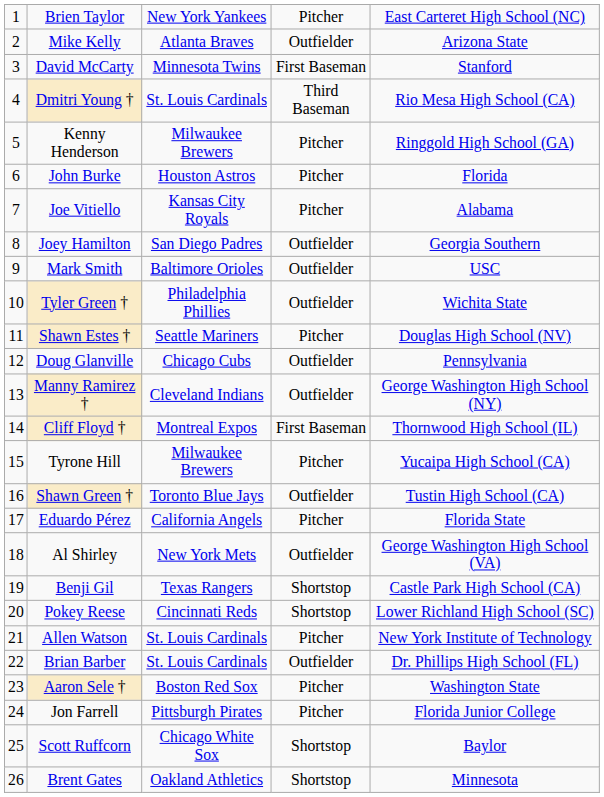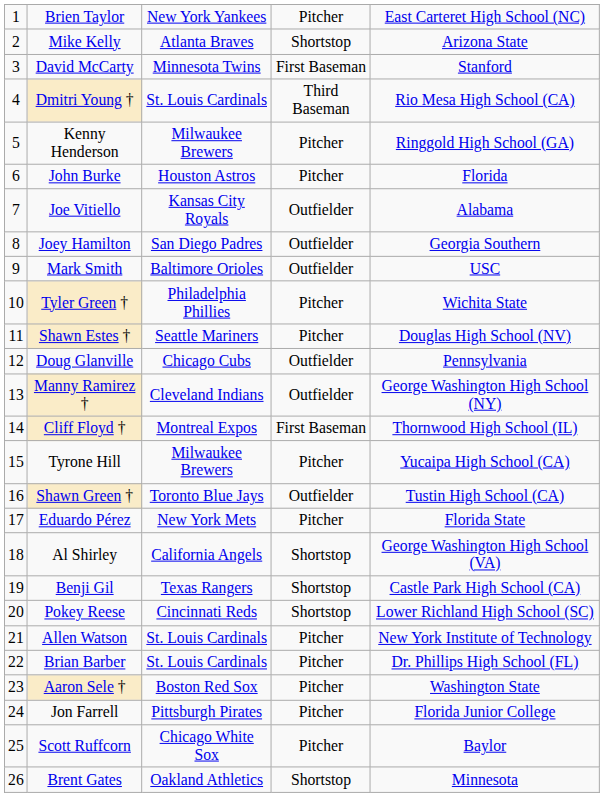(321, 41) Outfielder -> (321, 41) Shortstop
(321, 210) Pitcher -> (321, 210) Outfielder
(321, 302) Outfielder -> (321, 302) Pitcher
(207, 520) California Angels -> (207, 520) New York Mets
(207, 554) New York Mets -> (207, 554) California Angels
(321, 554) Outfielder -> (321, 554) Shortstop
(321, 662) Outfielder -> (321, 662) Pitcher
(321, 746) Shortstop -> (321, 746) Pitcher
